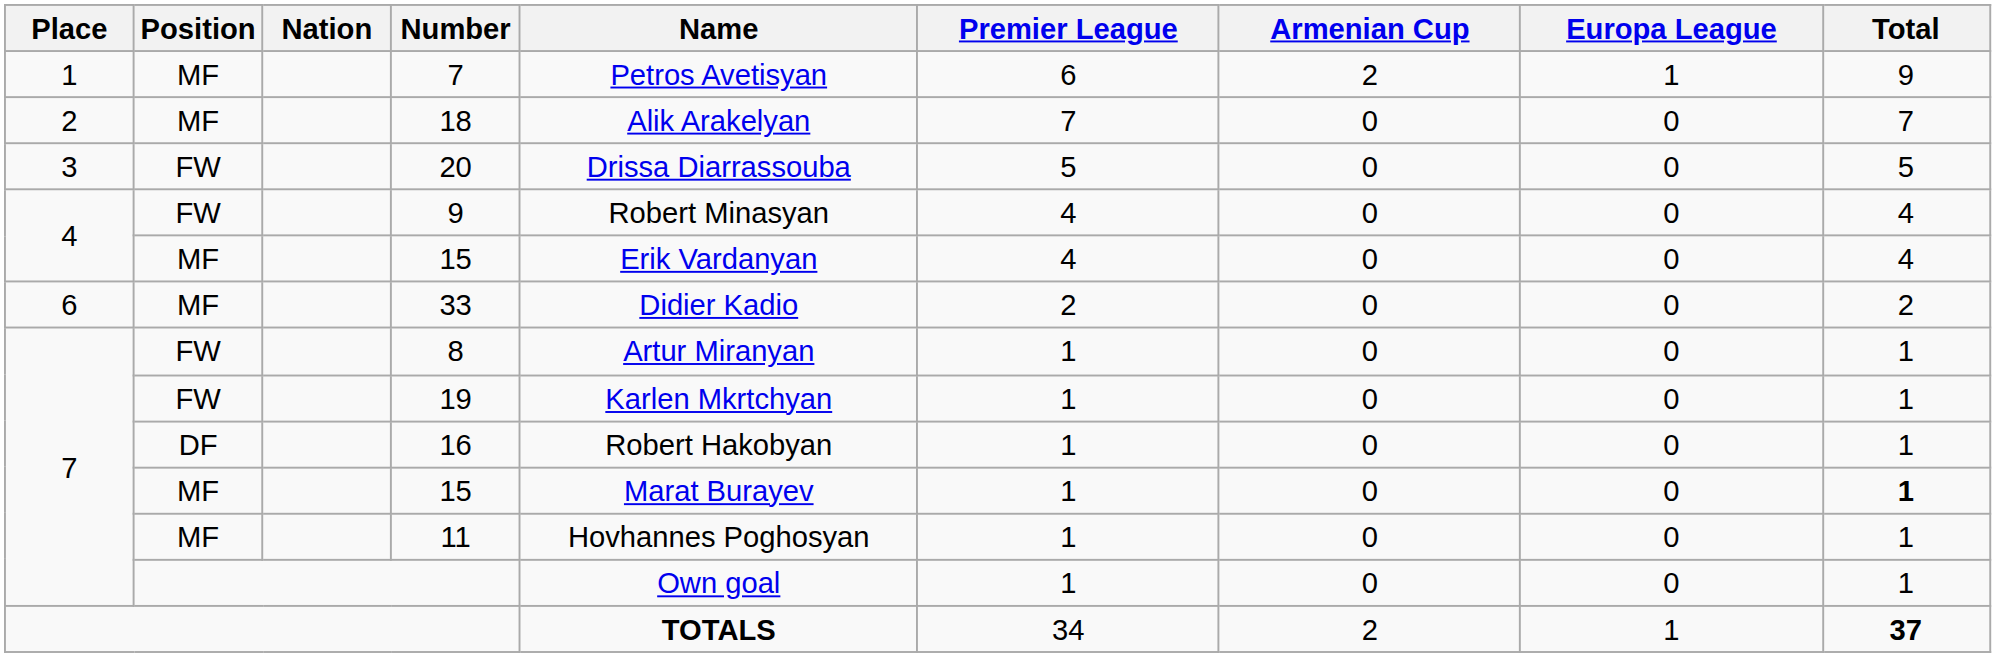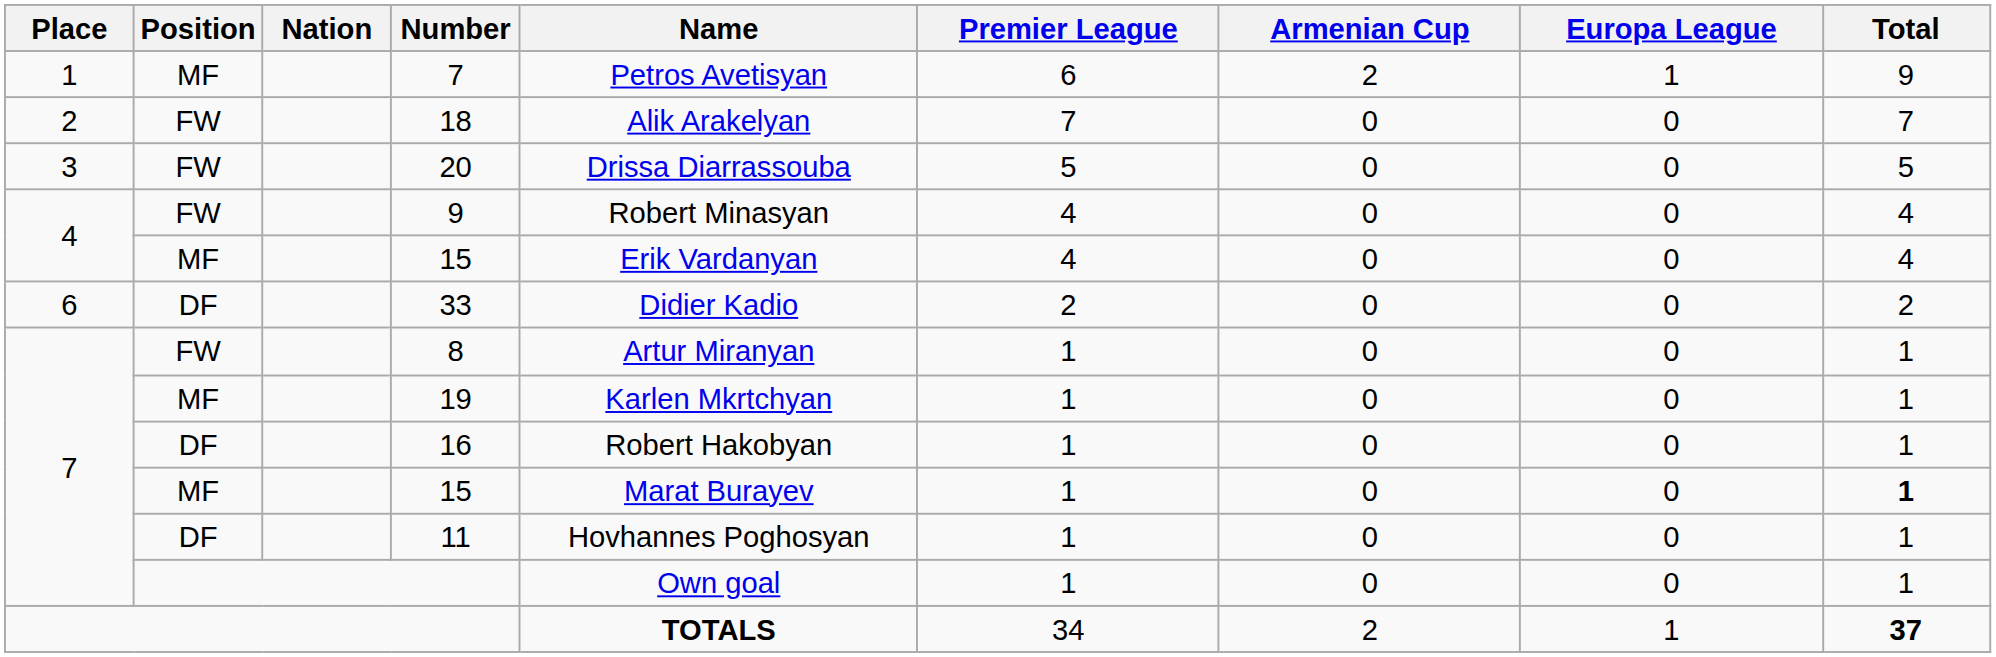(198, 121) MF -> (198, 121) FW
(198, 305) MF -> (198, 305) DF
(198, 398) FW -> (198, 398) MF
(198, 536) MF -> (198, 536) DF
